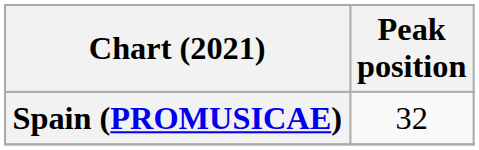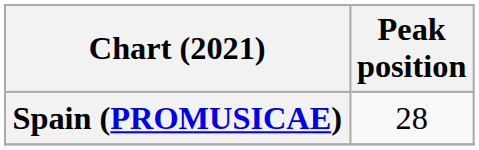(412, 117) 32 -> (412, 117) 28
